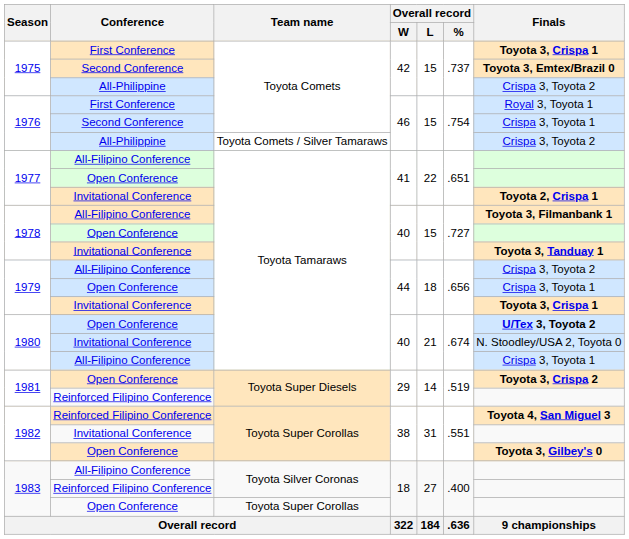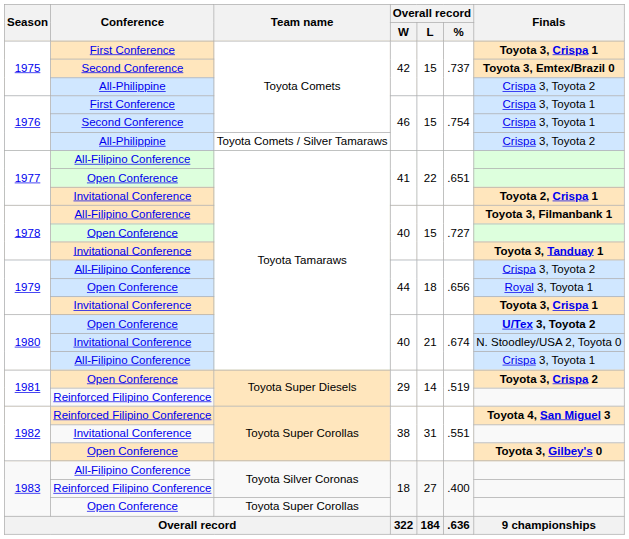(549, 104) Royal 3, Toyota 1 -> (549, 104) Crispa 3, Toyota 1
(549, 287) Crispa 3, Toyota 1 -> (549, 287) Royal 3, Toyota 1
